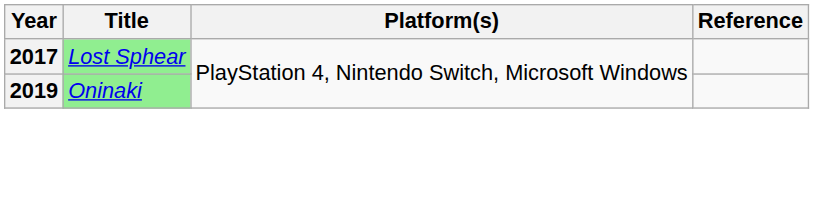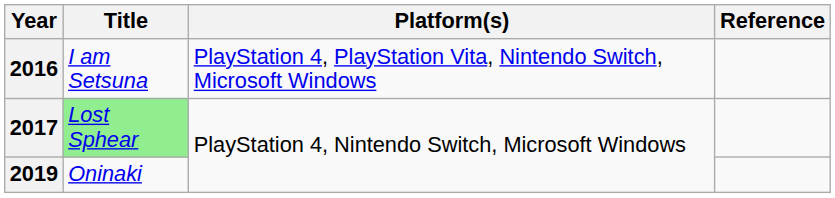+ row: (34, 68)
(105, 90) lightgreen background -> (105, 174) no background
